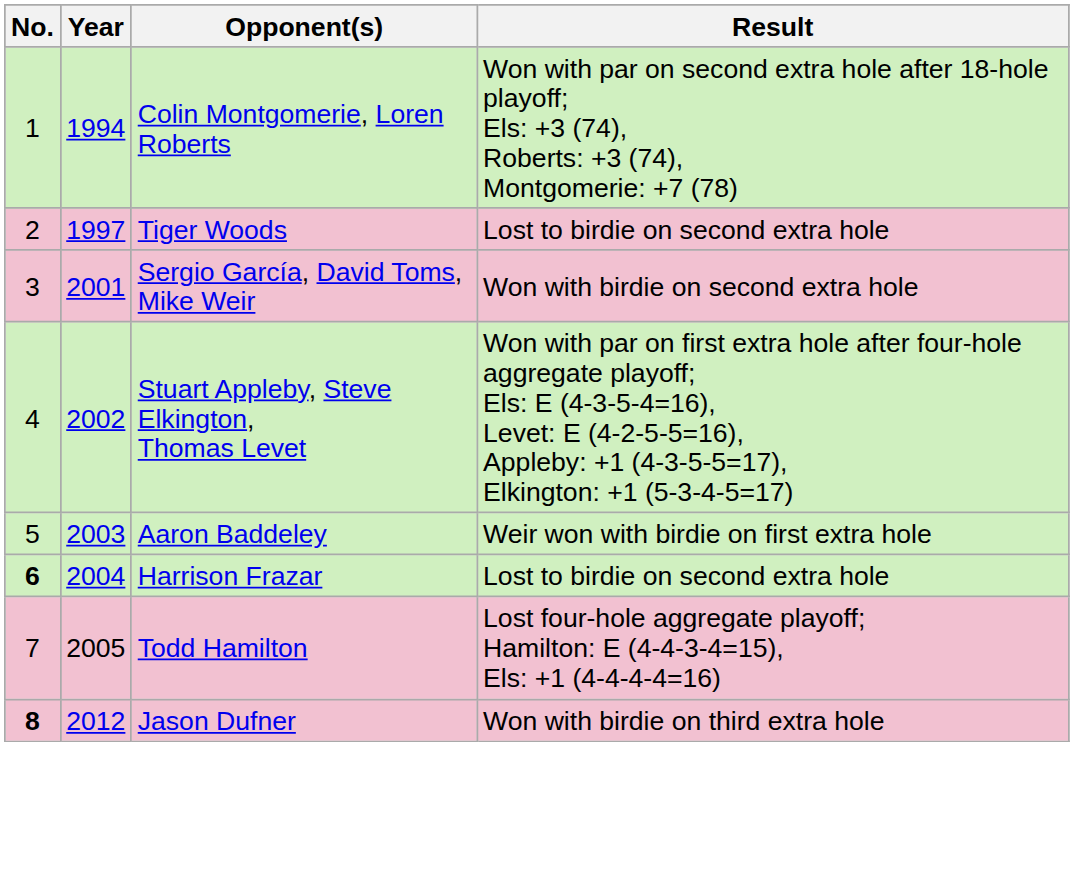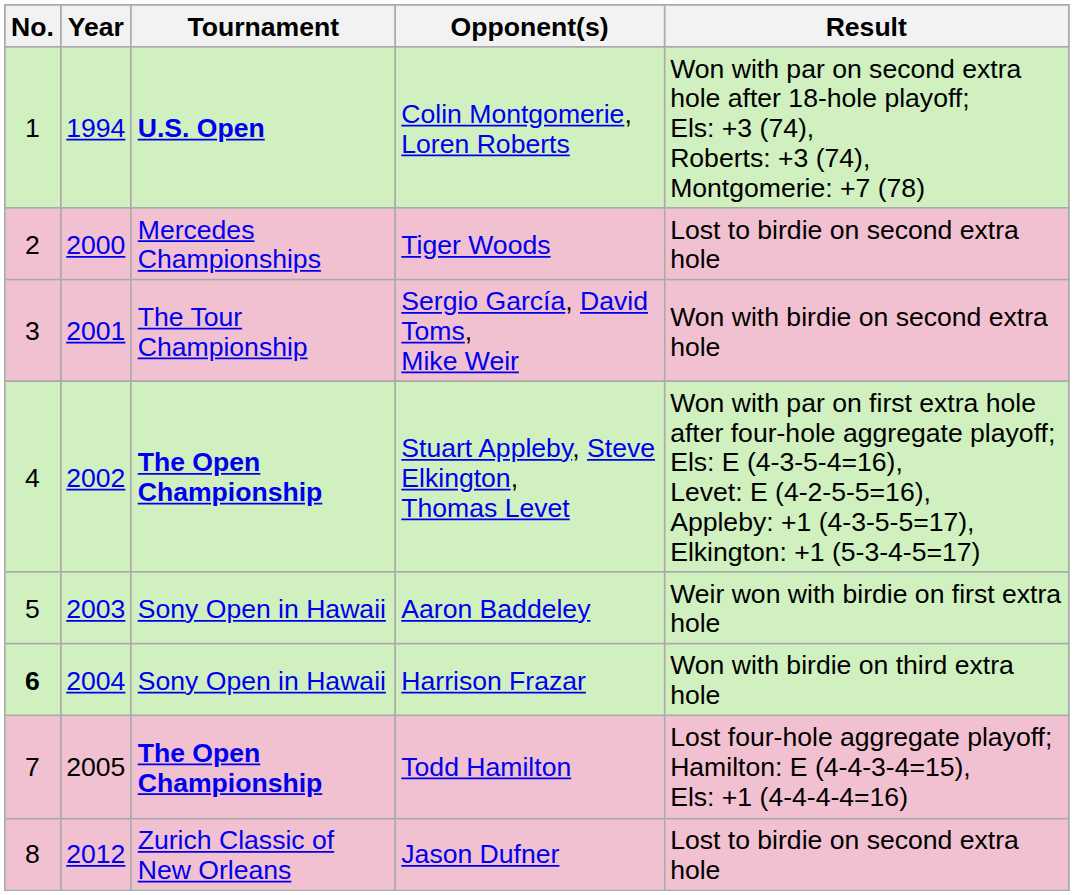+ column: (263, 26)
(96, 229) 1997 -> (96, 244) 2000
(686, 576) Lost to birdie on second extra hole -> (842, 680) Won with birdie on third extra hole
(32, 720) bold -> (32, 854) normal
(684, 720) Won with birdie on third extra hole -> (844, 854) Lost to birdie on second extra hole
